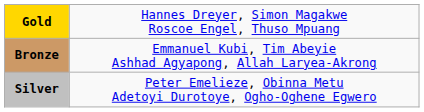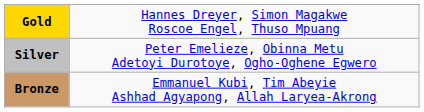rows swapped: (37, 90) <-> (37, 55)
